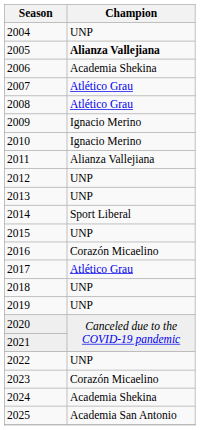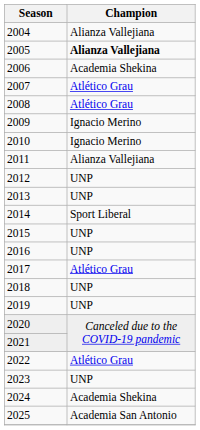(81, 31) UNP -> (112, 31) Alianza Vallejiana
(114, 251) Corazón Micaelino -> (81, 251) UNP
(81, 360) UNP -> (101, 360) Atlético Grau
(114, 379) Corazón Micaelino -> (81, 379) UNP
